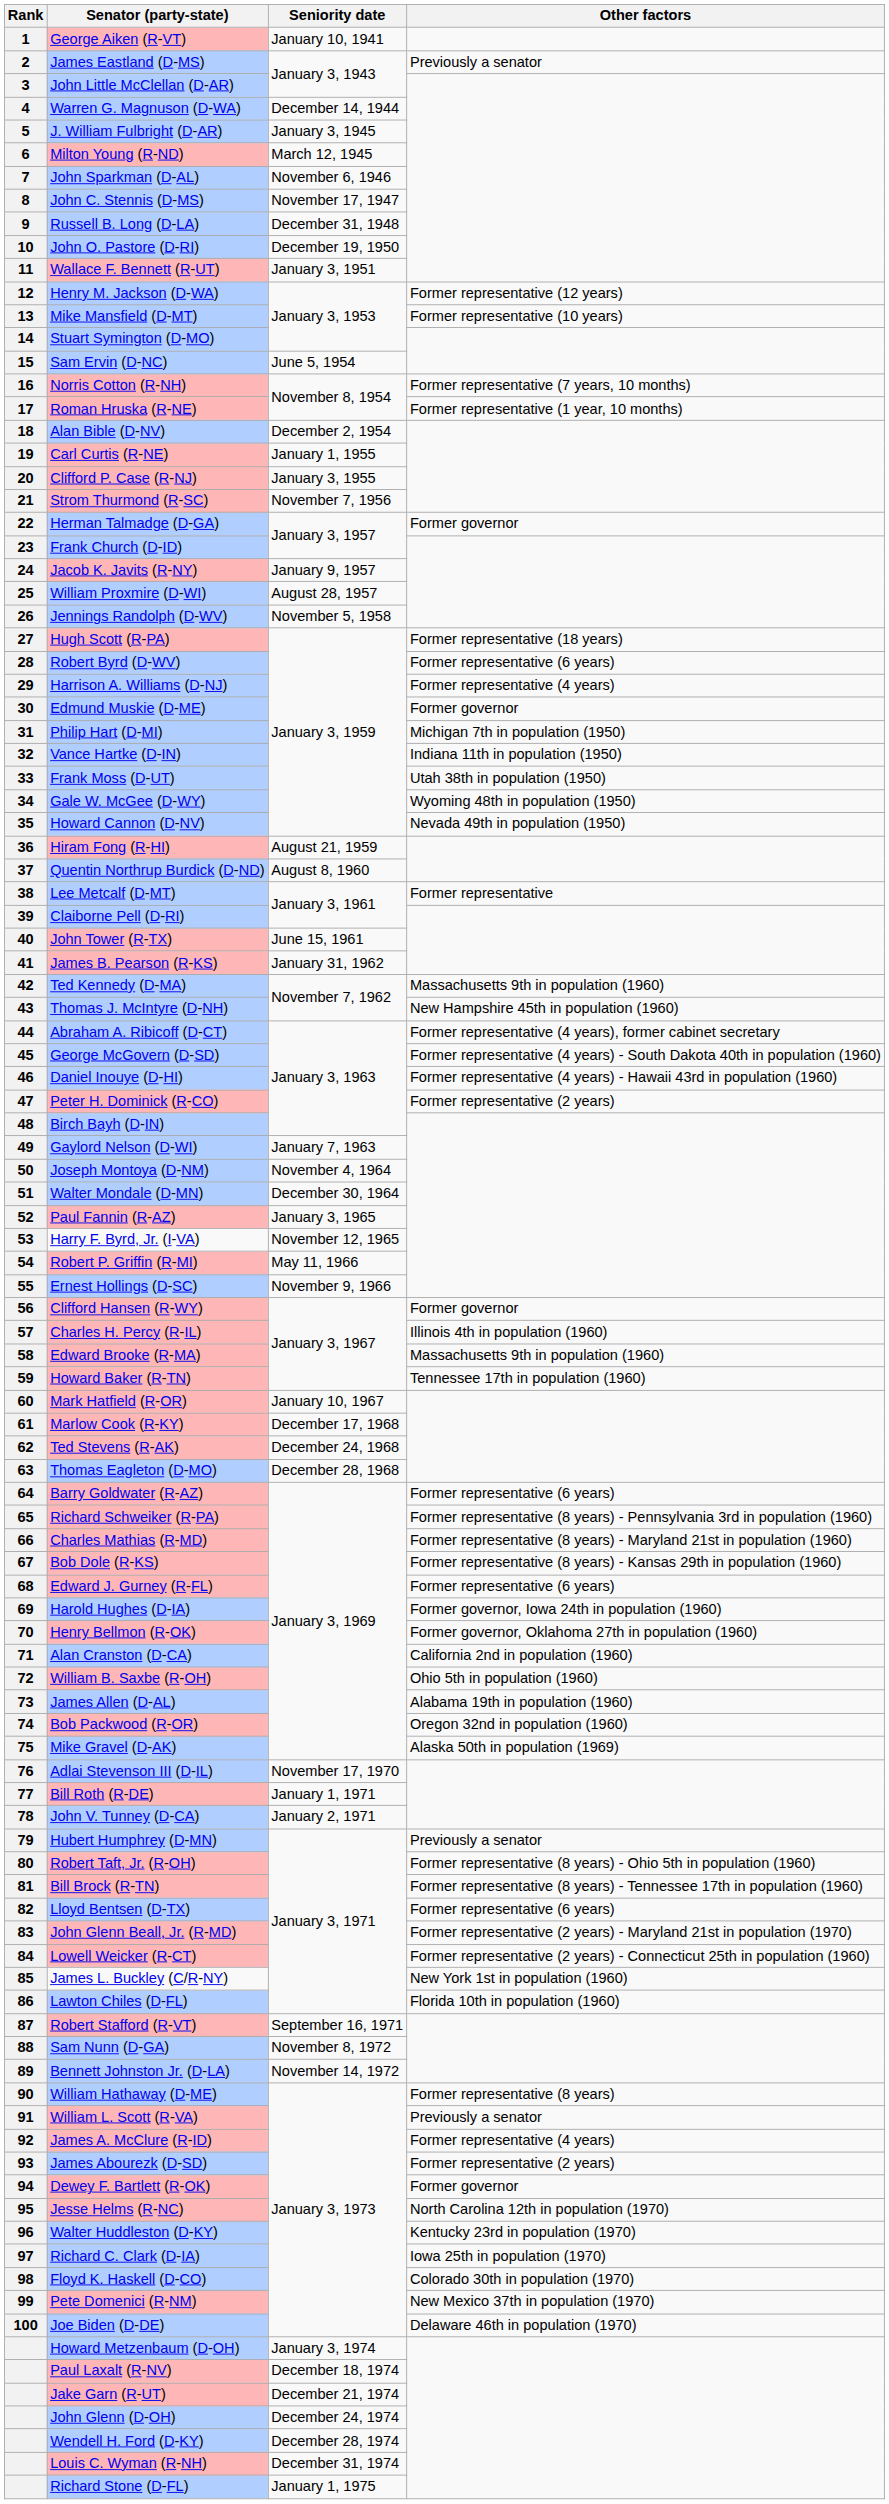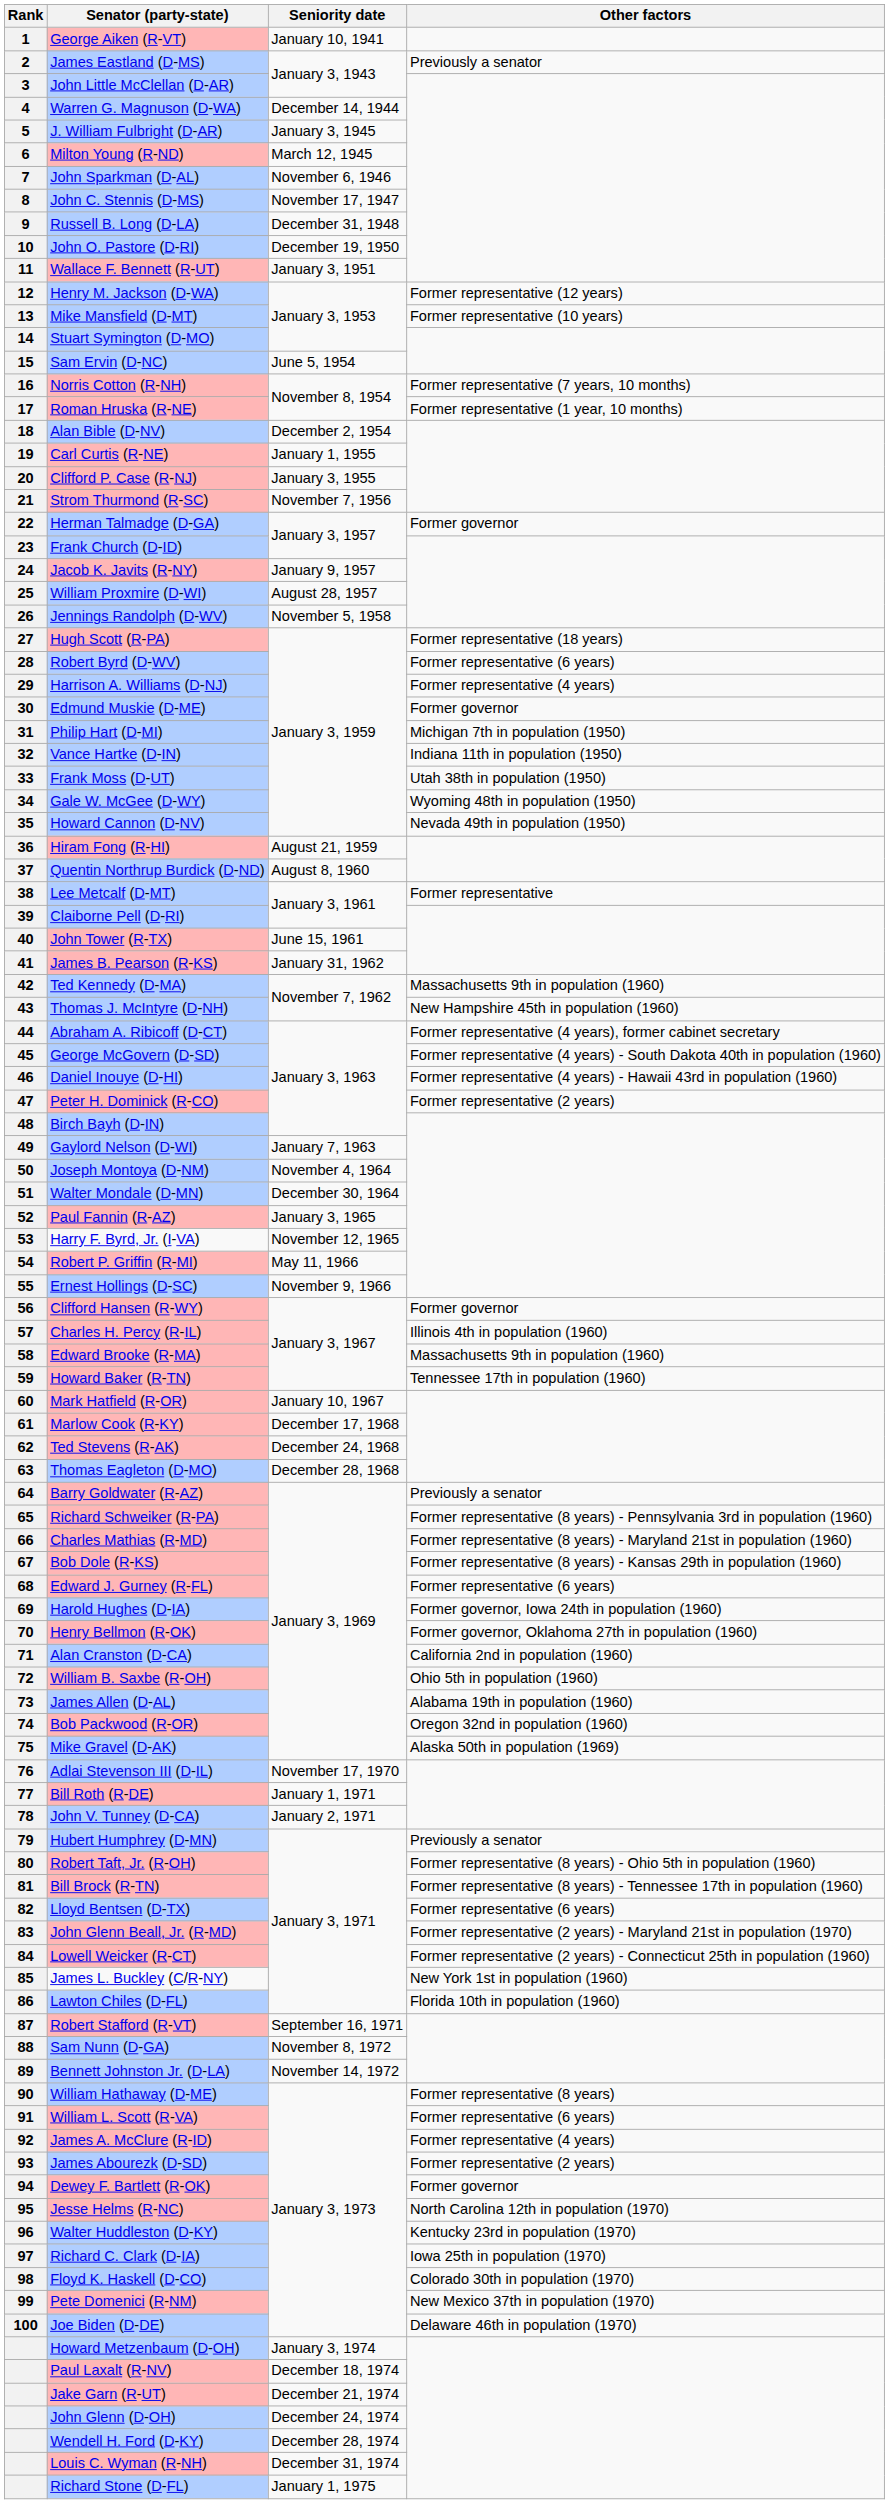(512, 1493) Former representative (6 years) -> (476, 1493) Previously a senator
(476, 2117) Previously a senator -> (512, 2117) Former representative (6 years)
